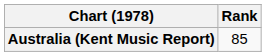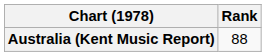(240, 39) 85 -> (240, 39) 88
